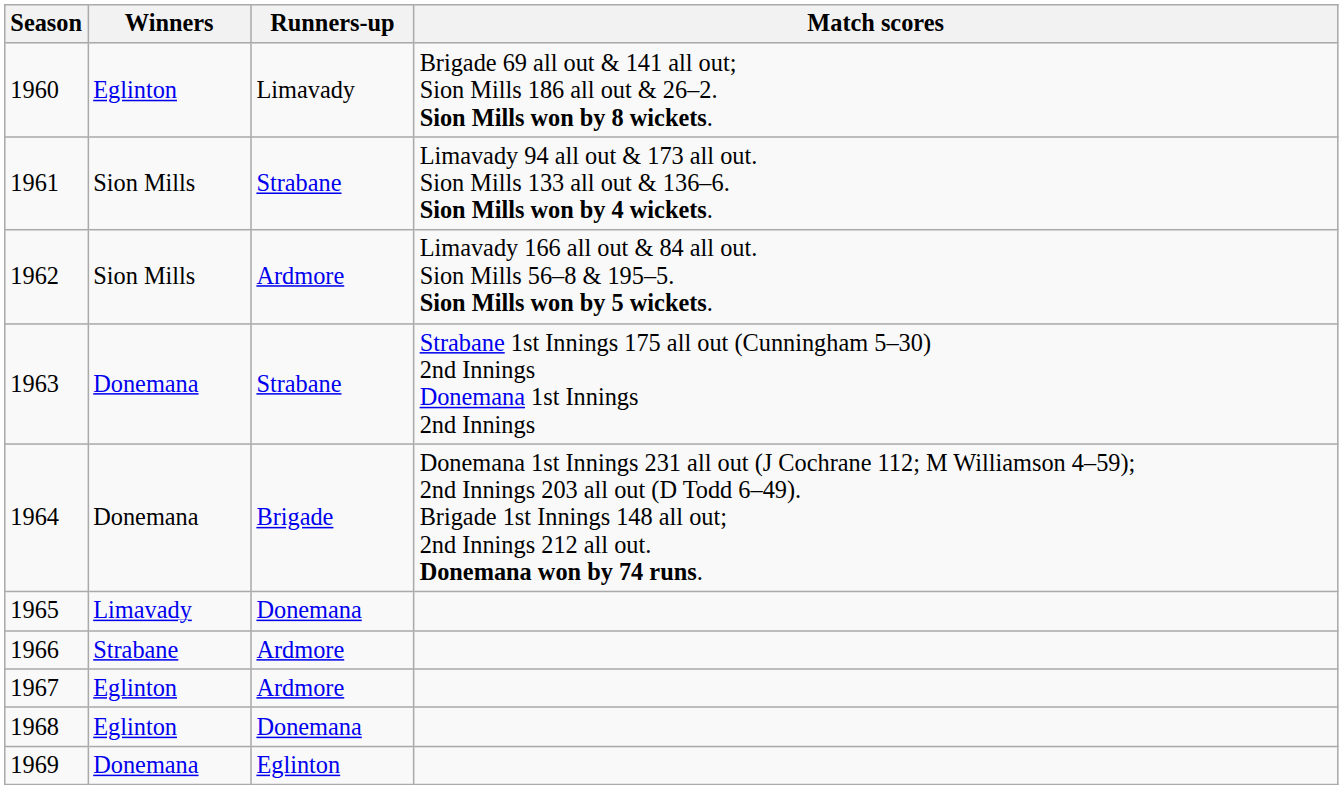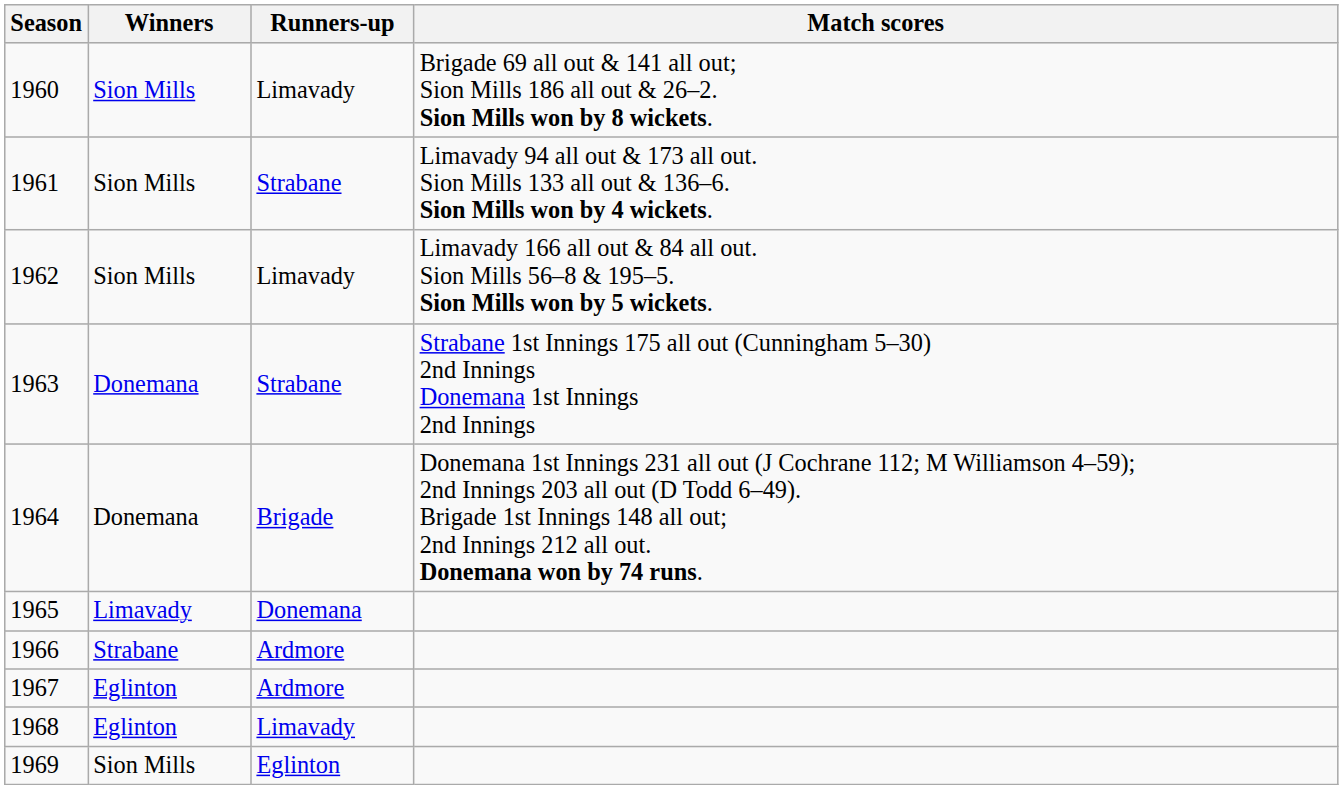(135, 89) Eglinton -> (144, 89) Sion Mills
(300, 276) Ardmore -> (306, 276) Limavady
(309, 726) Donemana -> (306, 726) Limavady
(146, 765) Donemana -> (144, 765) Sion Mills
